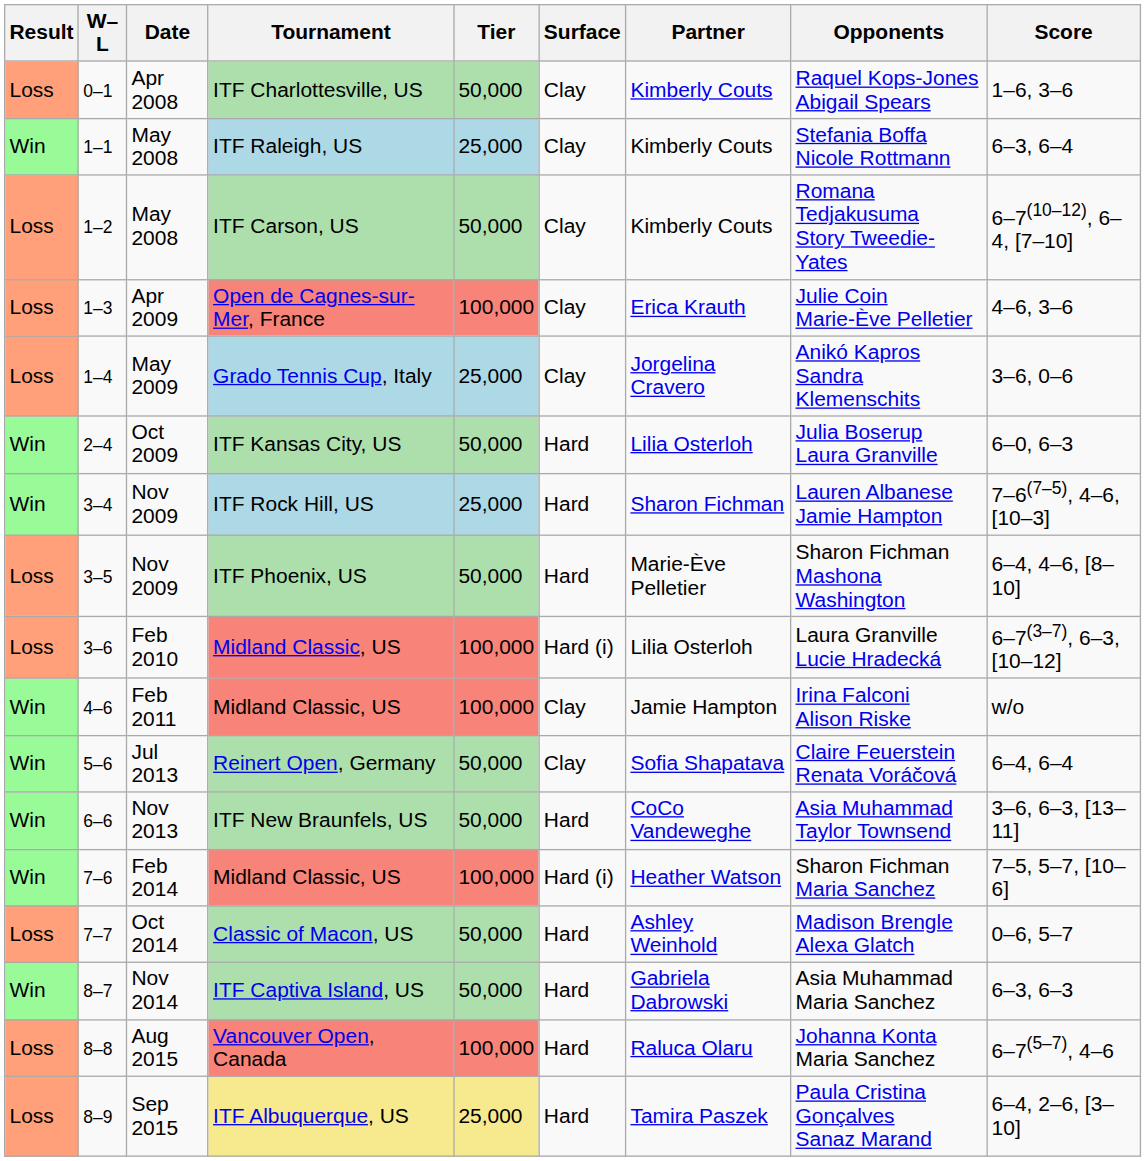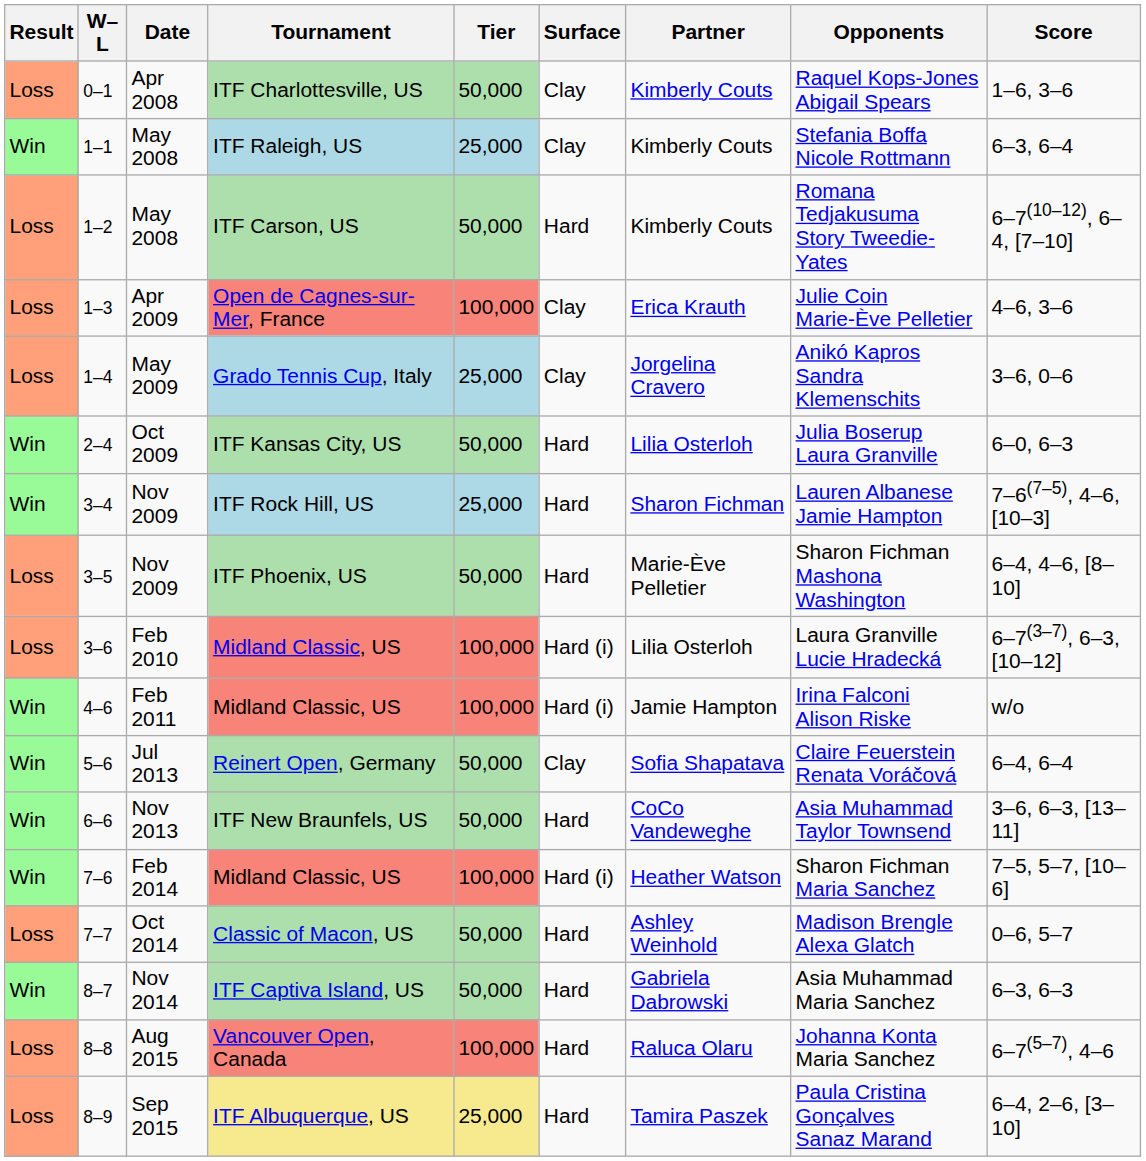(565, 226) Clay -> (567, 226) Hard
(565, 706) Clay -> (579, 706) Hard (i)
